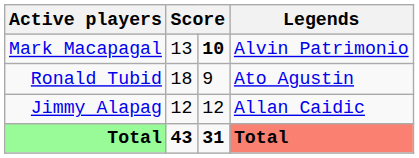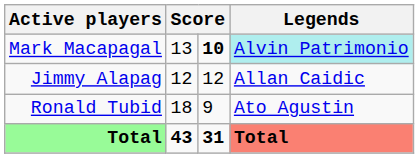(321, 49) no background -> (321, 49) paleturquoise background
rows swapped: (96, 79) <-> (96, 109)
